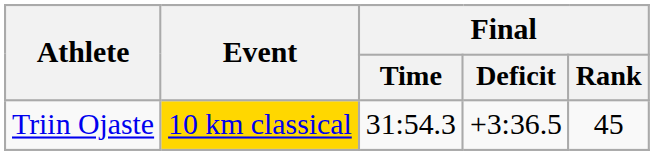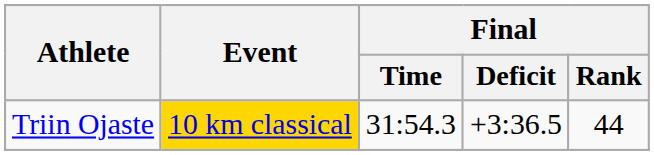(609, 125) 45 -> (609, 125) 44
